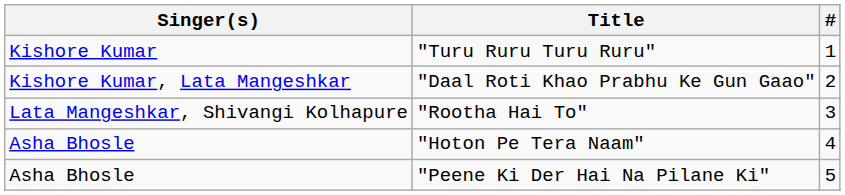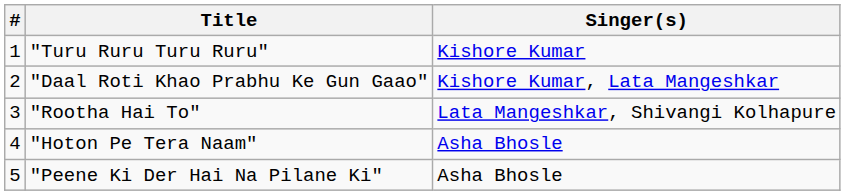columns swapped: (830, 20) <-> (209, 20)
